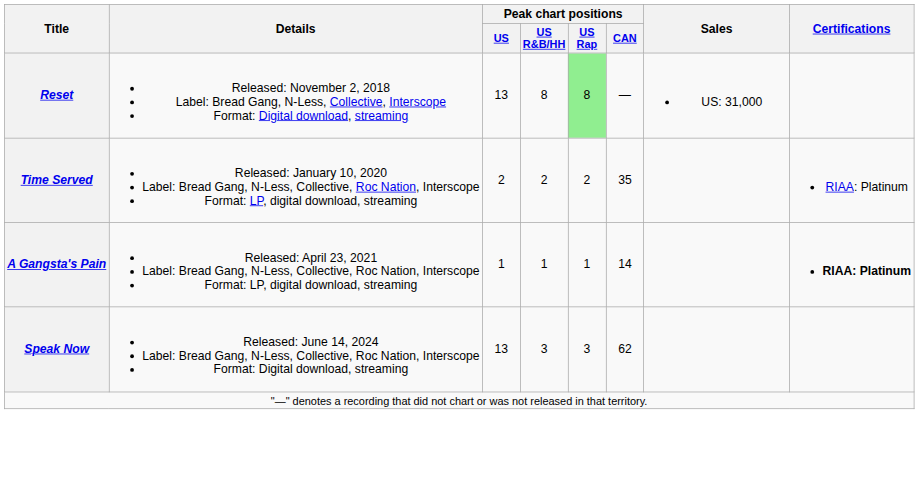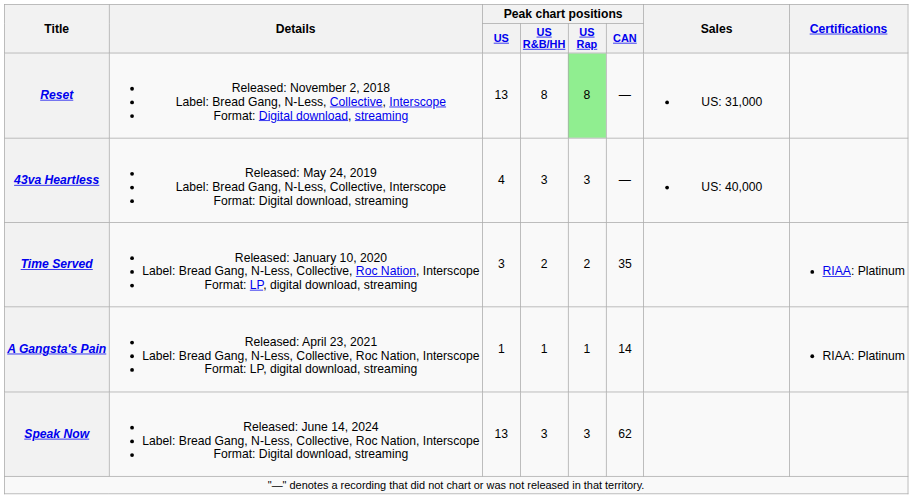+ row: (57, 180)
(501, 180) 2 -> (501, 264) 3
(852, 272) bold -> (849, 356) normal
